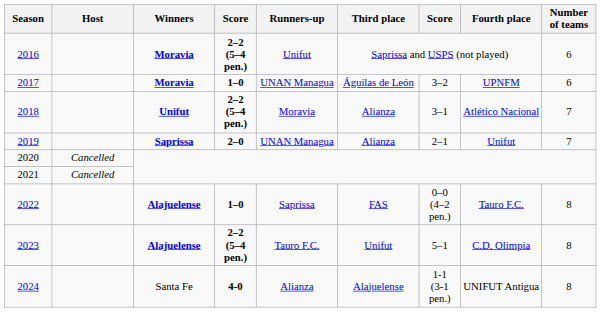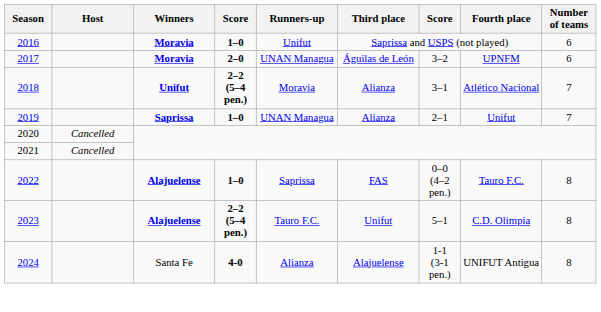(236, 54) 2–2 (5–4 pen.) -> (236, 42) 1–0
(236, 83) 1–0 -> (236, 59) 2–0
(236, 141) 2–0 -> (236, 117) 1–0
